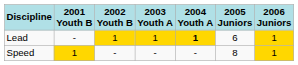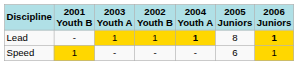columns swapped: (115, 17) <-> (155, 17)
(235, 38) 6 -> (235, 38) 8
(274, 38) normal -> (274, 38) bold
(235, 53) 8 -> (235, 53) 6
